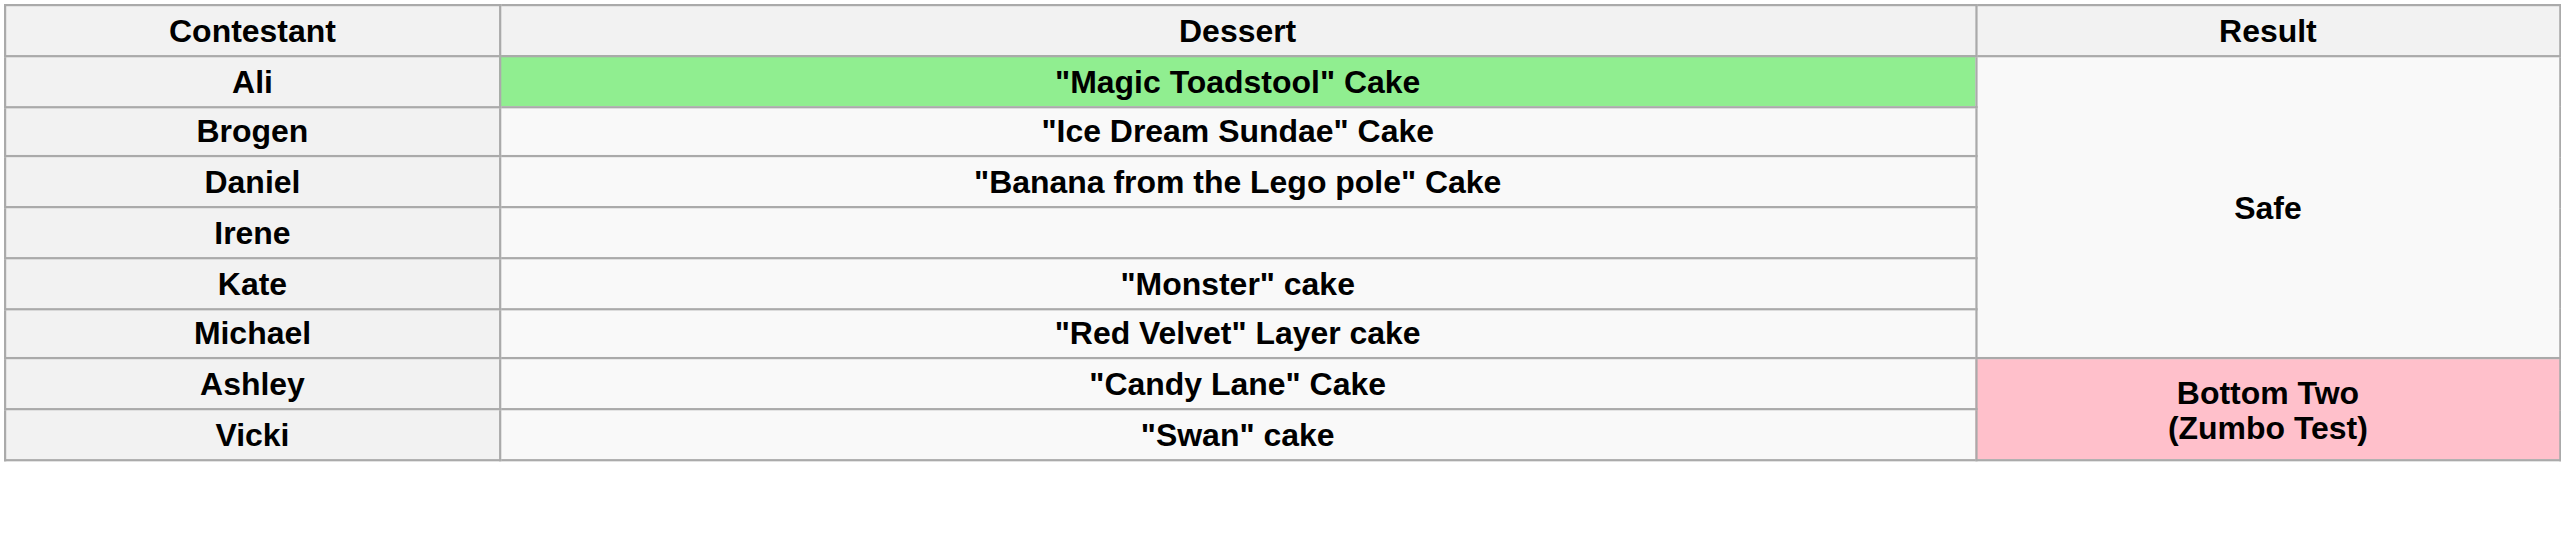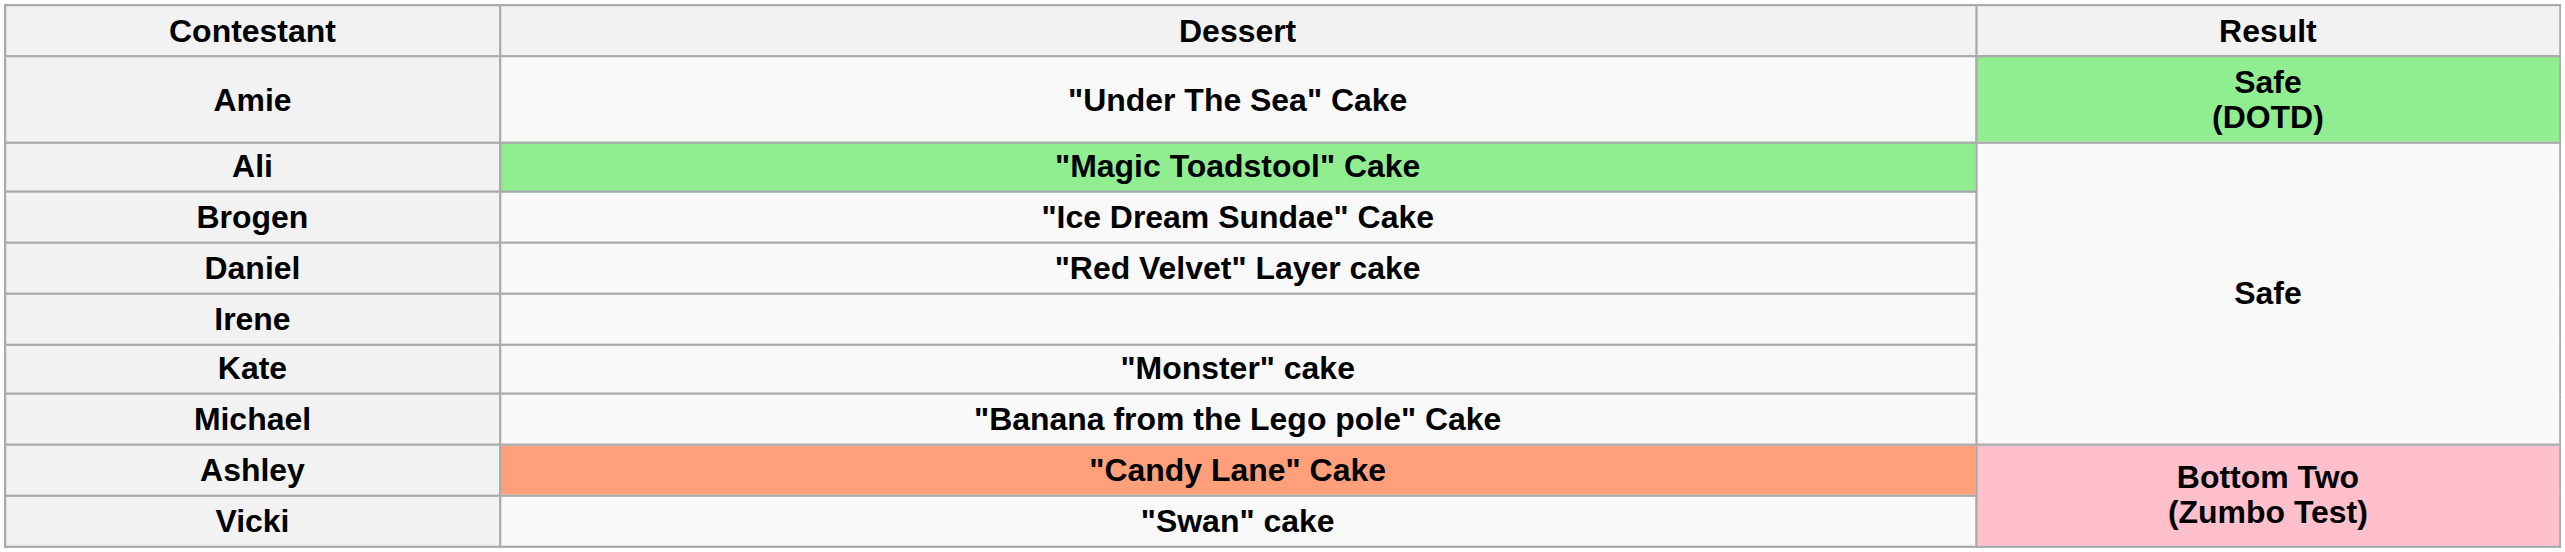+ row: (252, 99)
(1238, 182) "Banana from the Lego pole" Cake -> (1238, 268) "Red Velvet" Layer cake
(1238, 334) "Red Velvet" Layer cake -> (1238, 420) "Banana from the Lego pole" Cake
(1238, 384) no background -> (1238, 470) lightsalmon background
